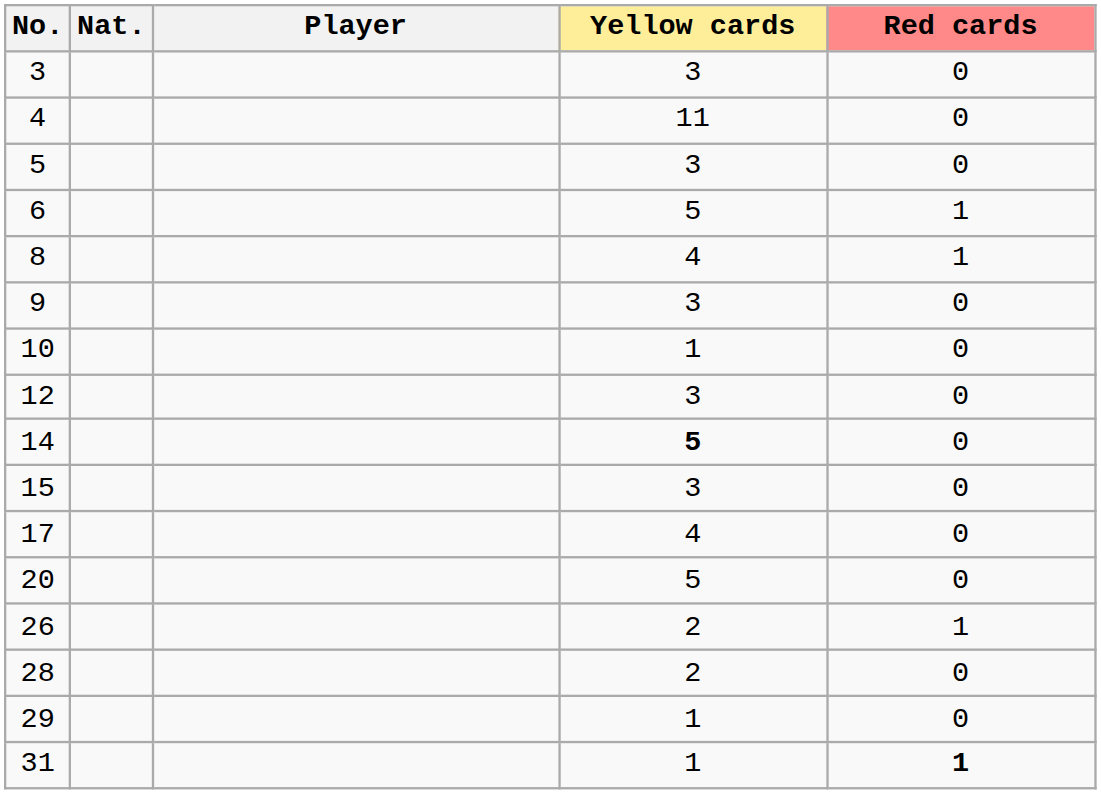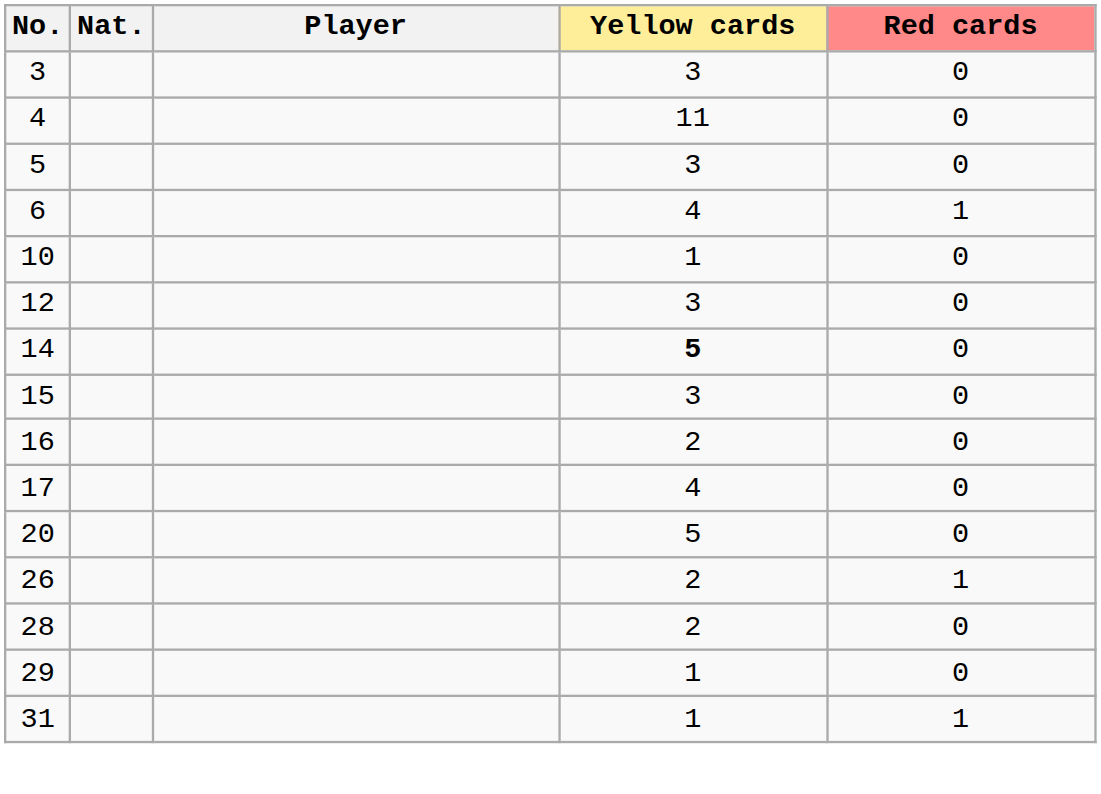(693, 213) 5 -> (693, 213) 4
- row: (38, 259)
- row: (38, 305)
+ row: (38, 443)
(961, 765) bold -> (961, 719) normal
